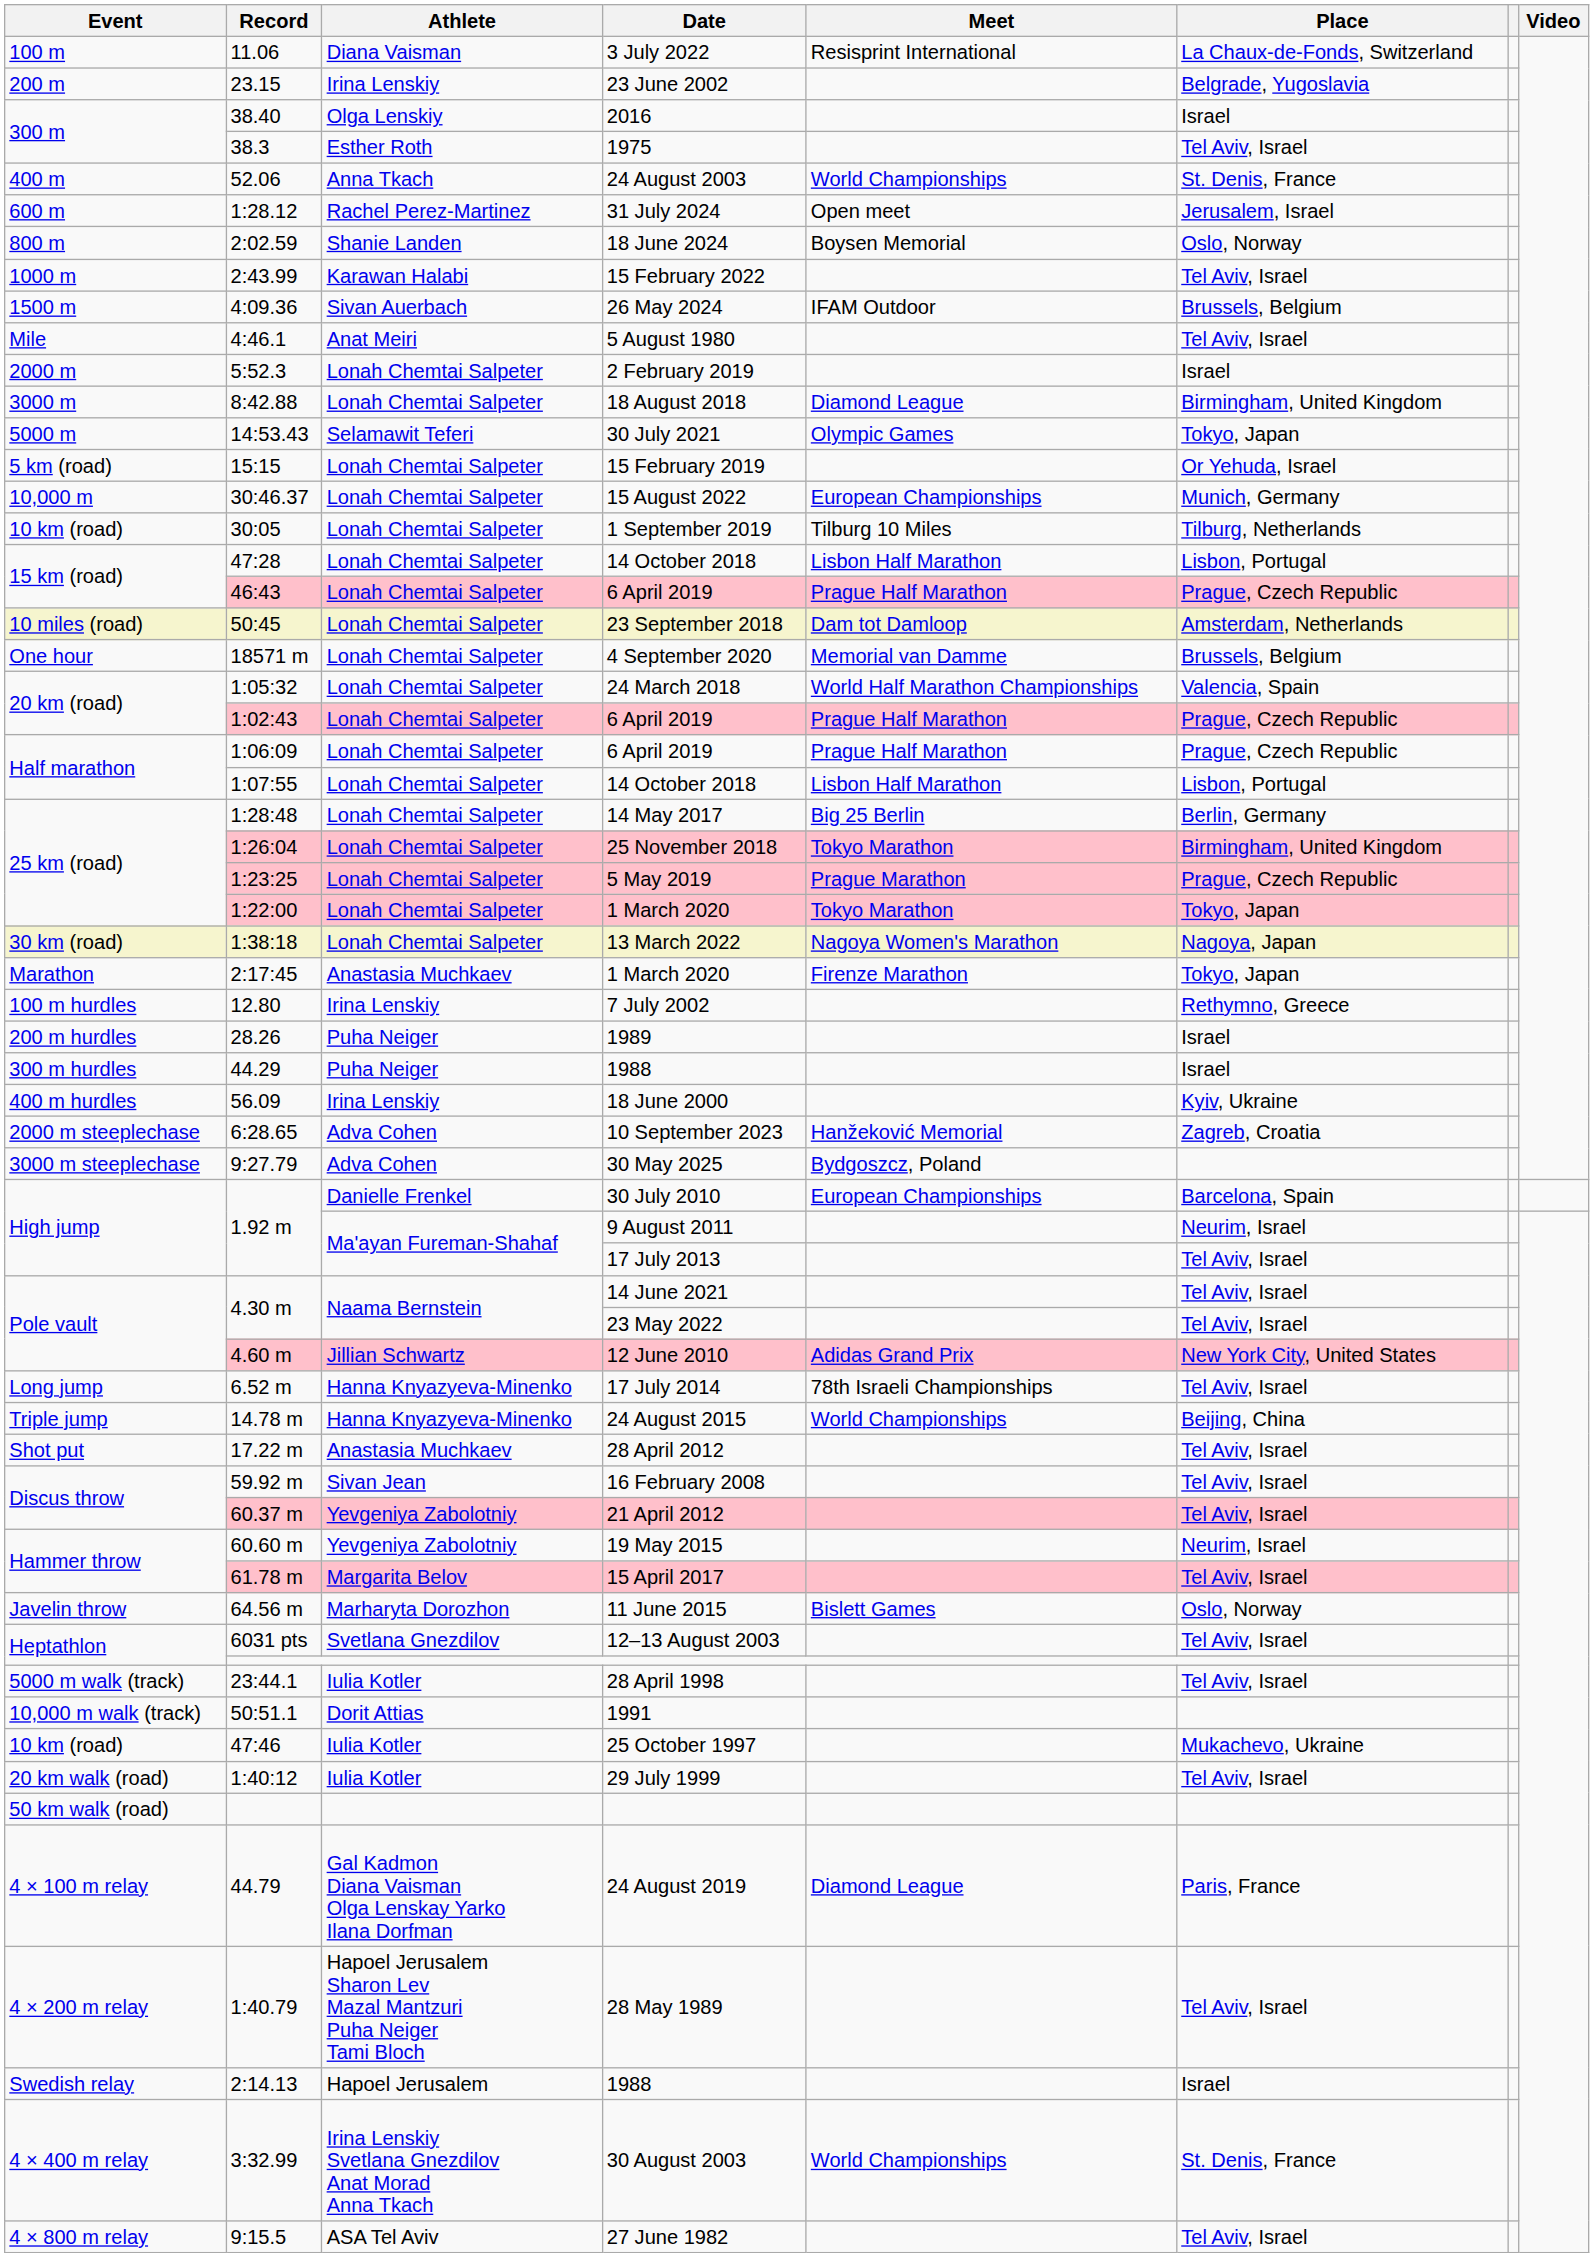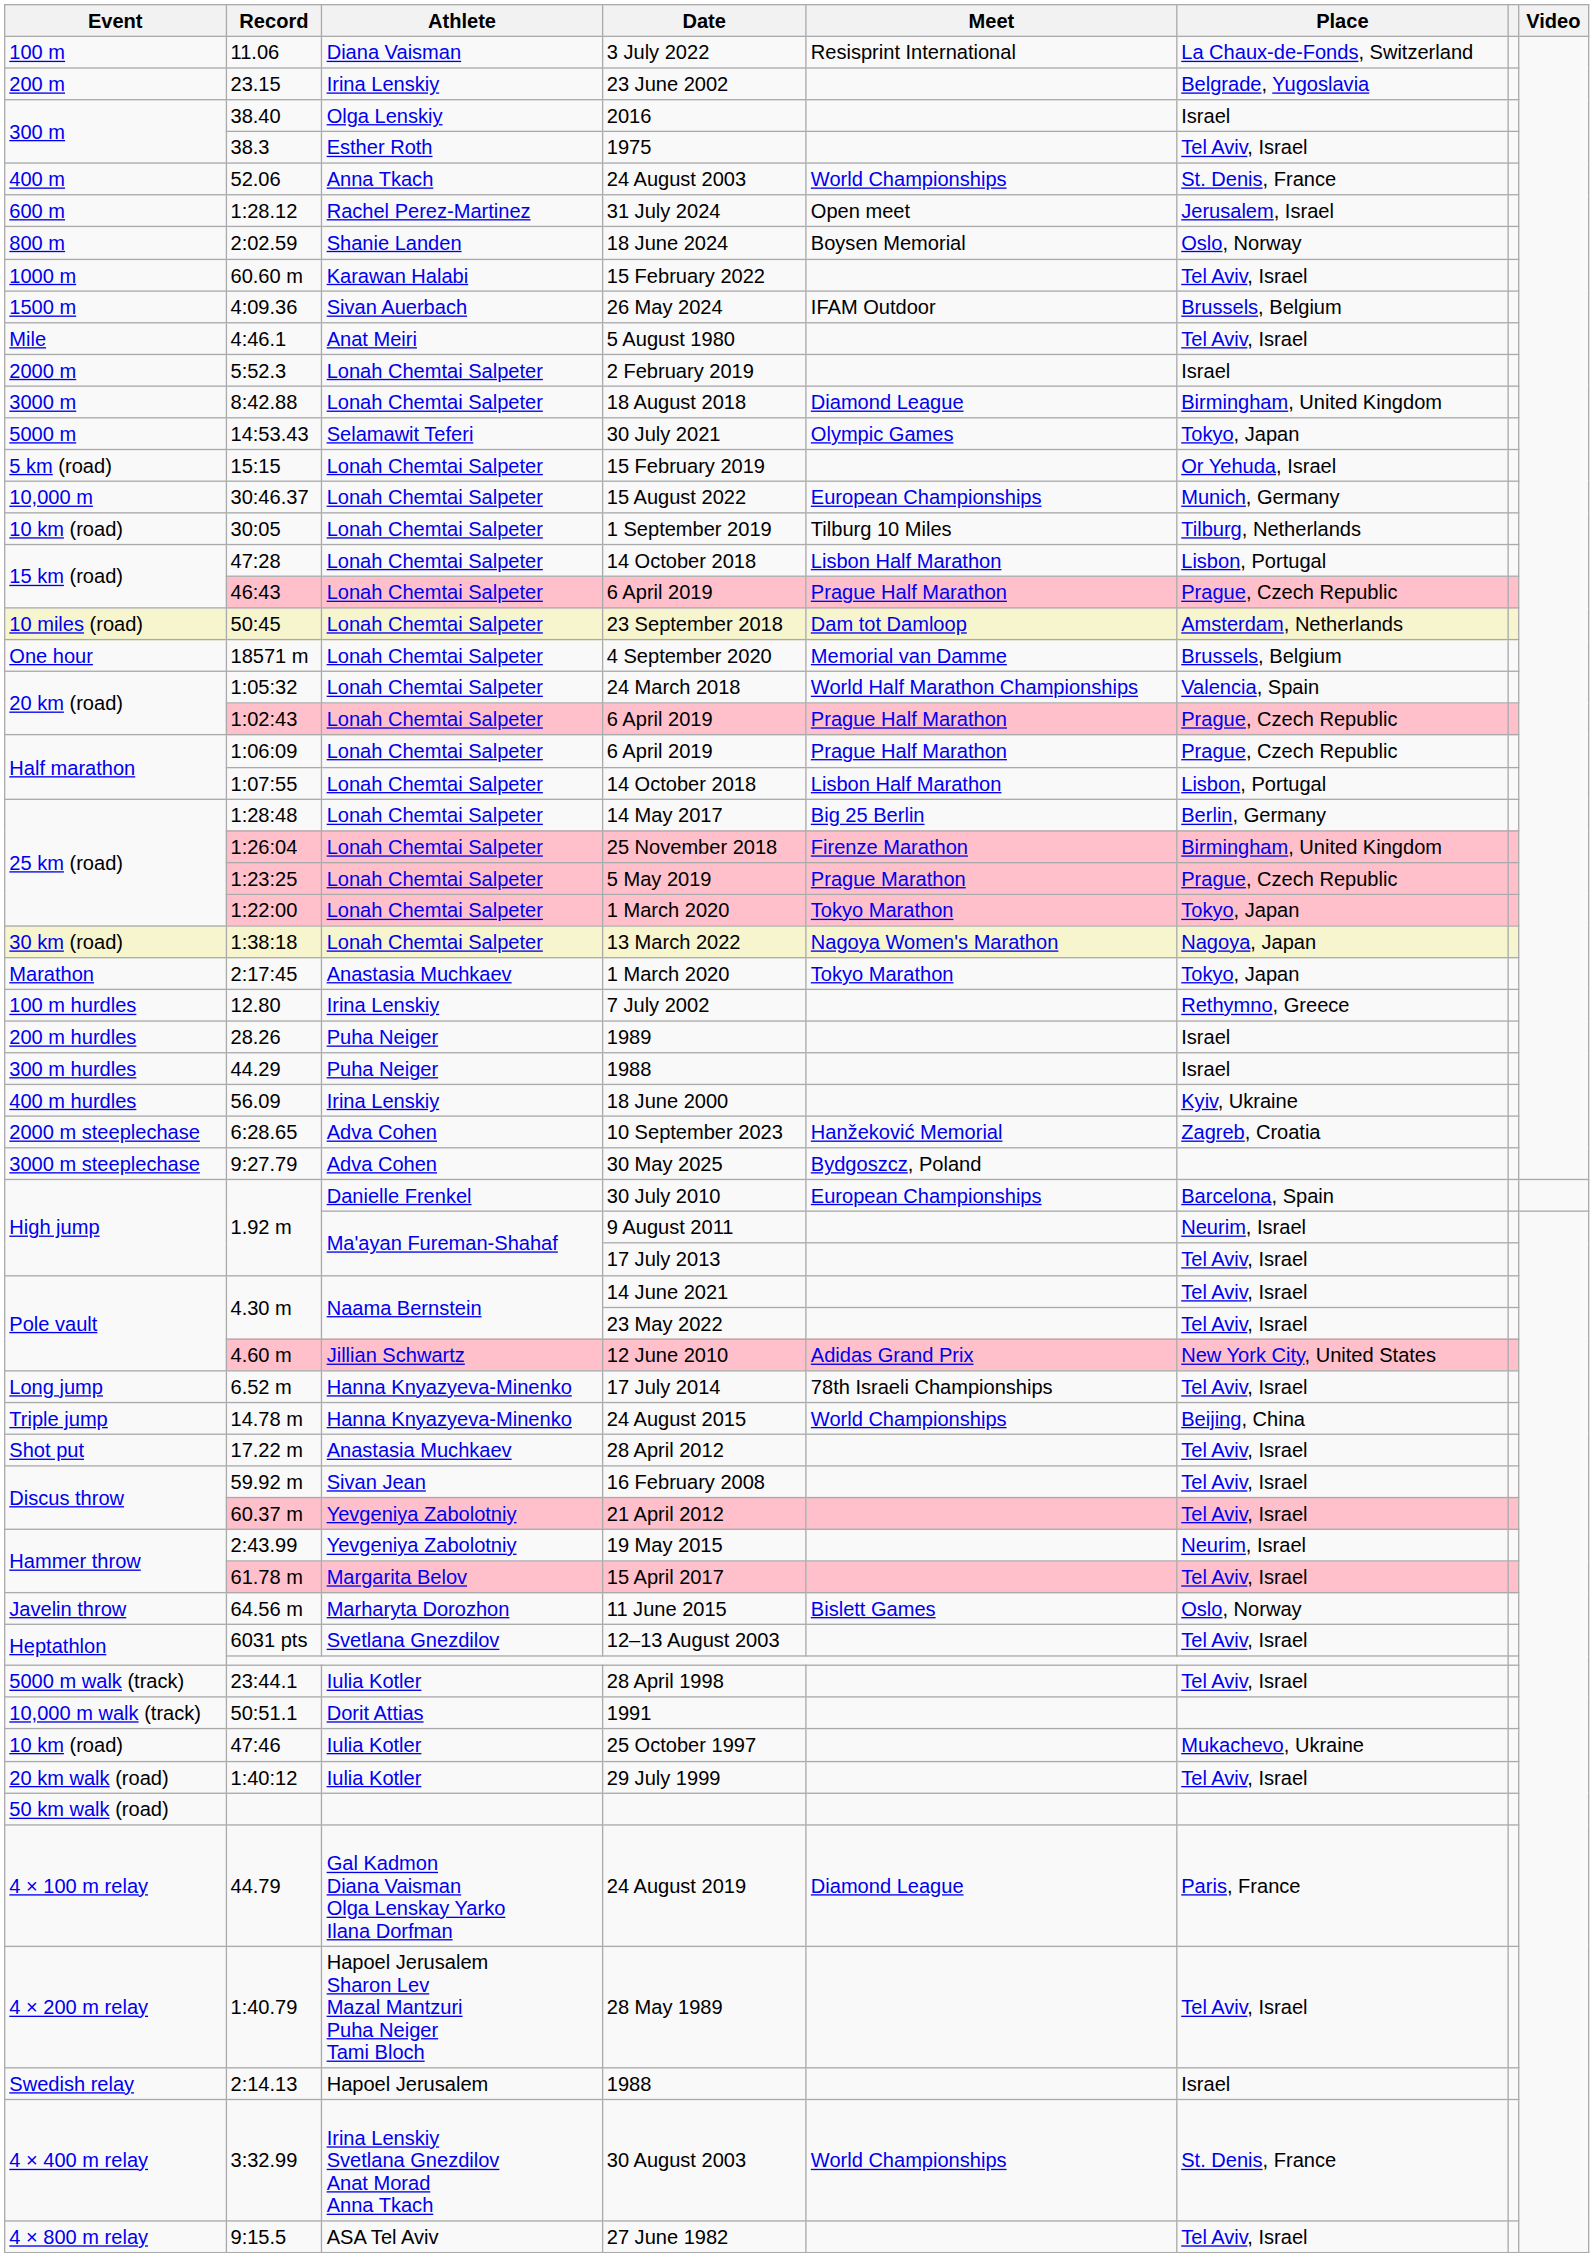(264, 275) 2:43.99 -> (267, 275) 60.60 m
(882, 847) Tokyo Marathon -> (889, 847) Firenze Marathon
(889, 974) Firenze Marathon -> (882, 974) Tokyo Marathon
(267, 1545) 60.60 m -> (264, 1545) 2:43.99
